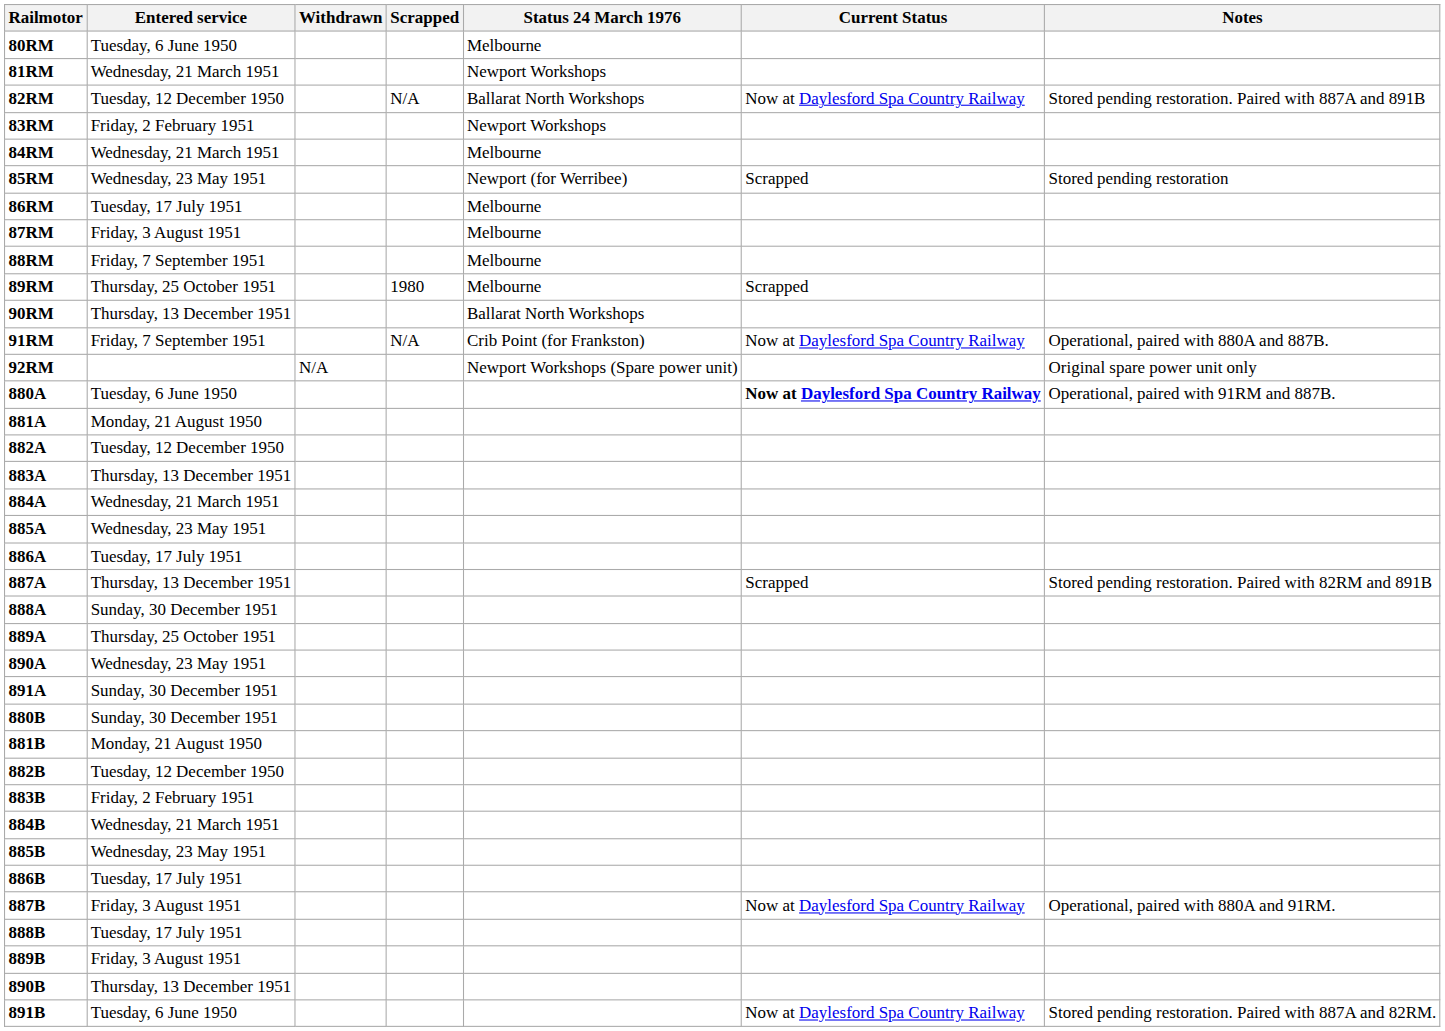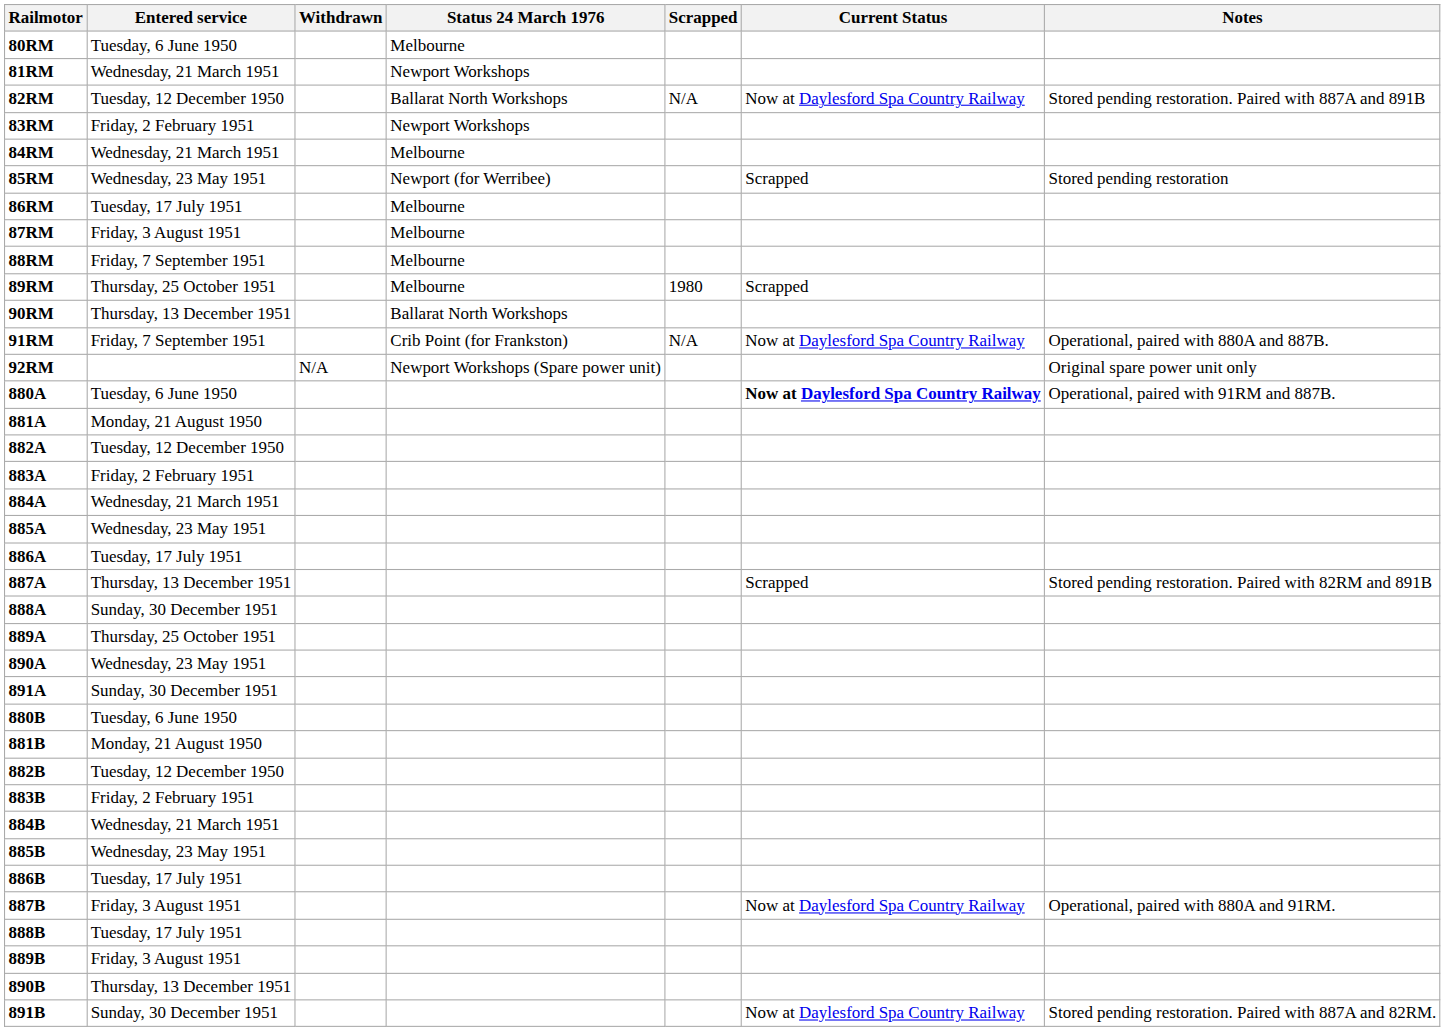columns swapped: (425, 17) <-> (602, 17)
(191, 475) Thursday, 13 December 1951 -> (173, 475) Friday, 2 February 1951
(184, 717) Sunday, 30 December 1951 -> (164, 717) Tuesday, 6 June 1950
(164, 1013) Tuesday, 6 June 1950 -> (184, 1013) Sunday, 30 December 1951
